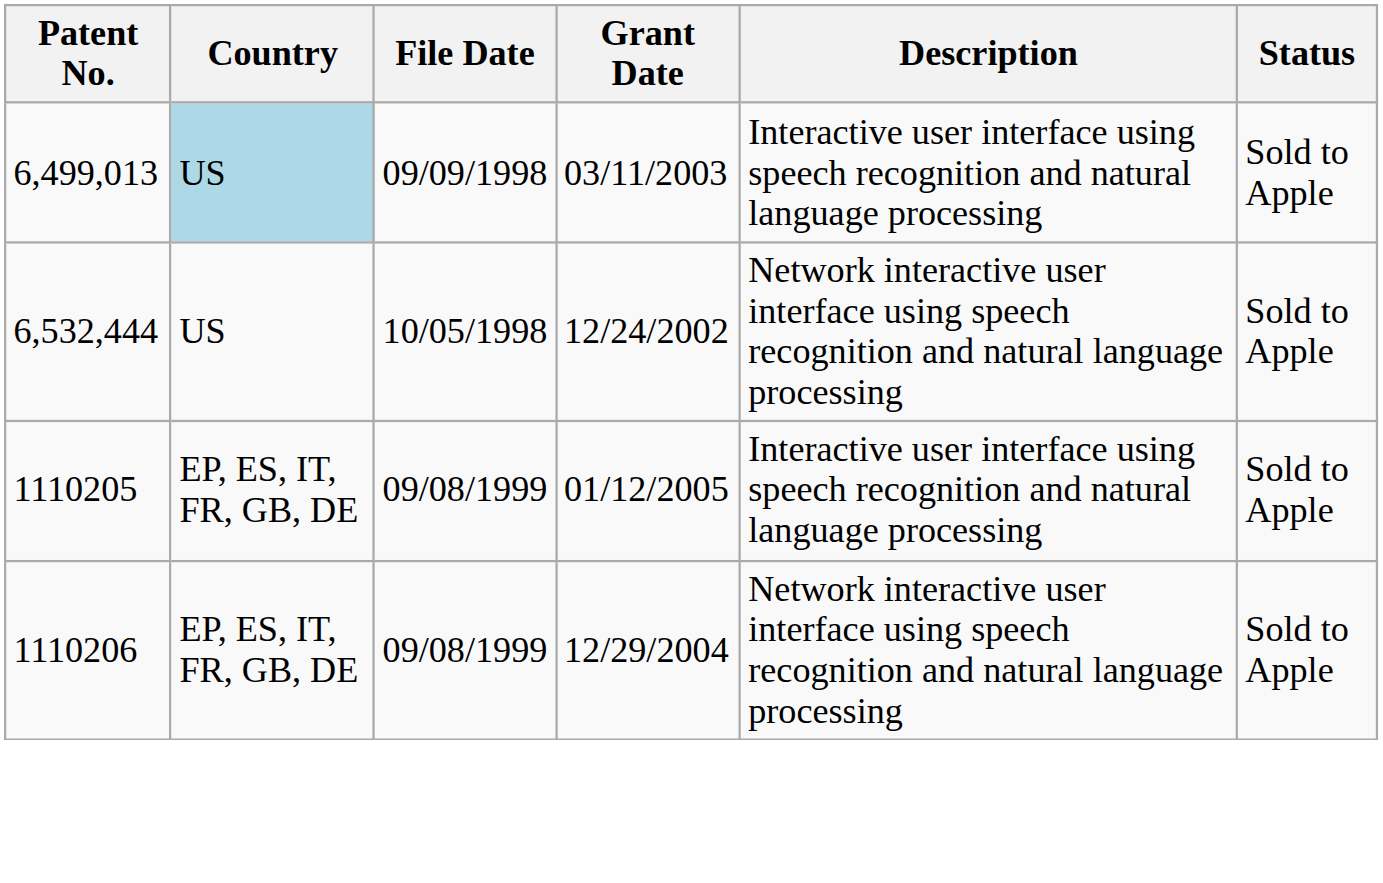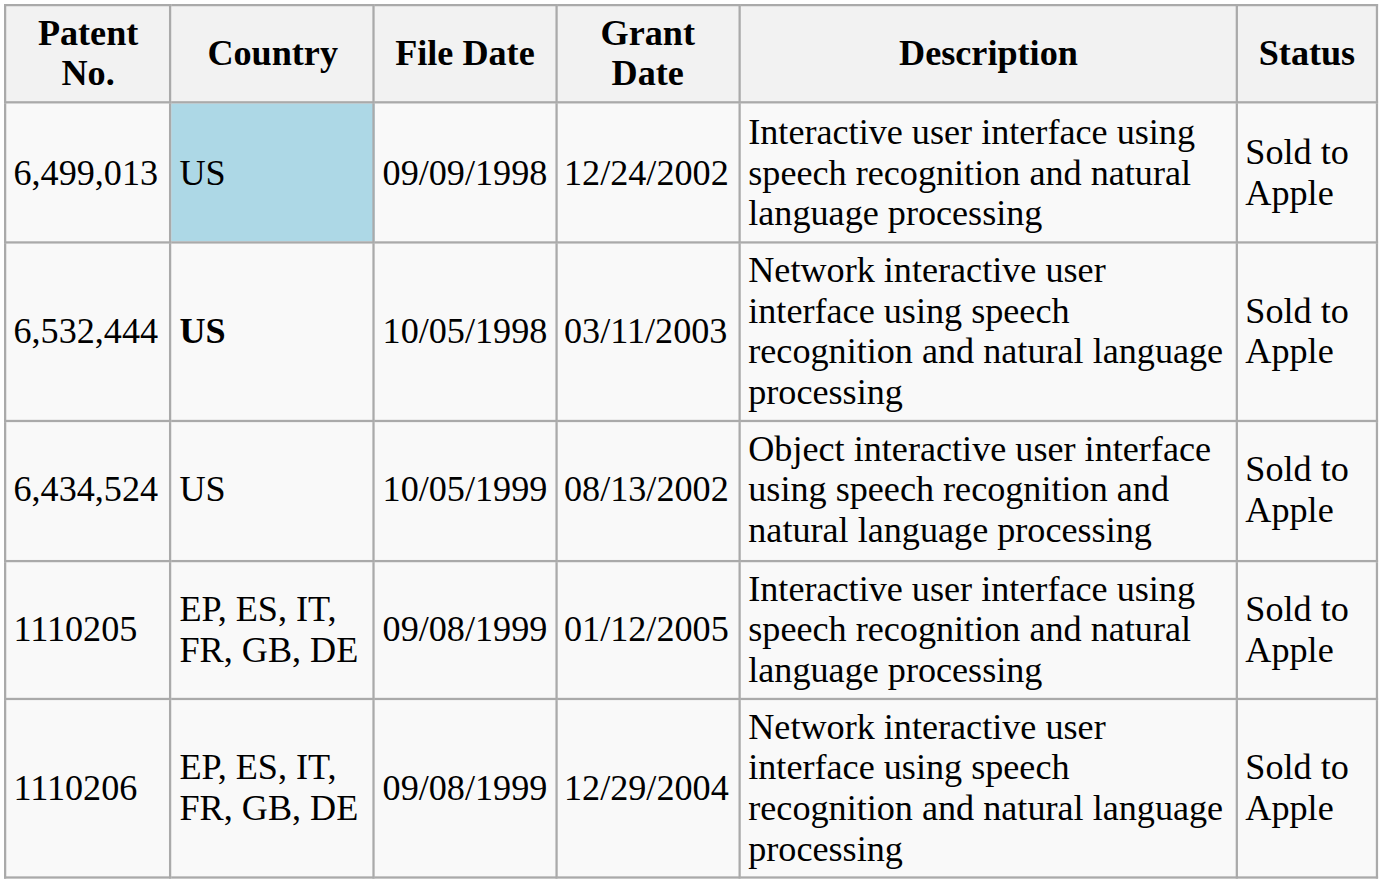(646, 171) 03/11/2003 -> (646, 171) 12/24/2002
(203, 330) normal -> (203, 330) bold
(646, 330) 12/24/2002 -> (646, 330) 03/11/2003
+ row: (86, 489)
